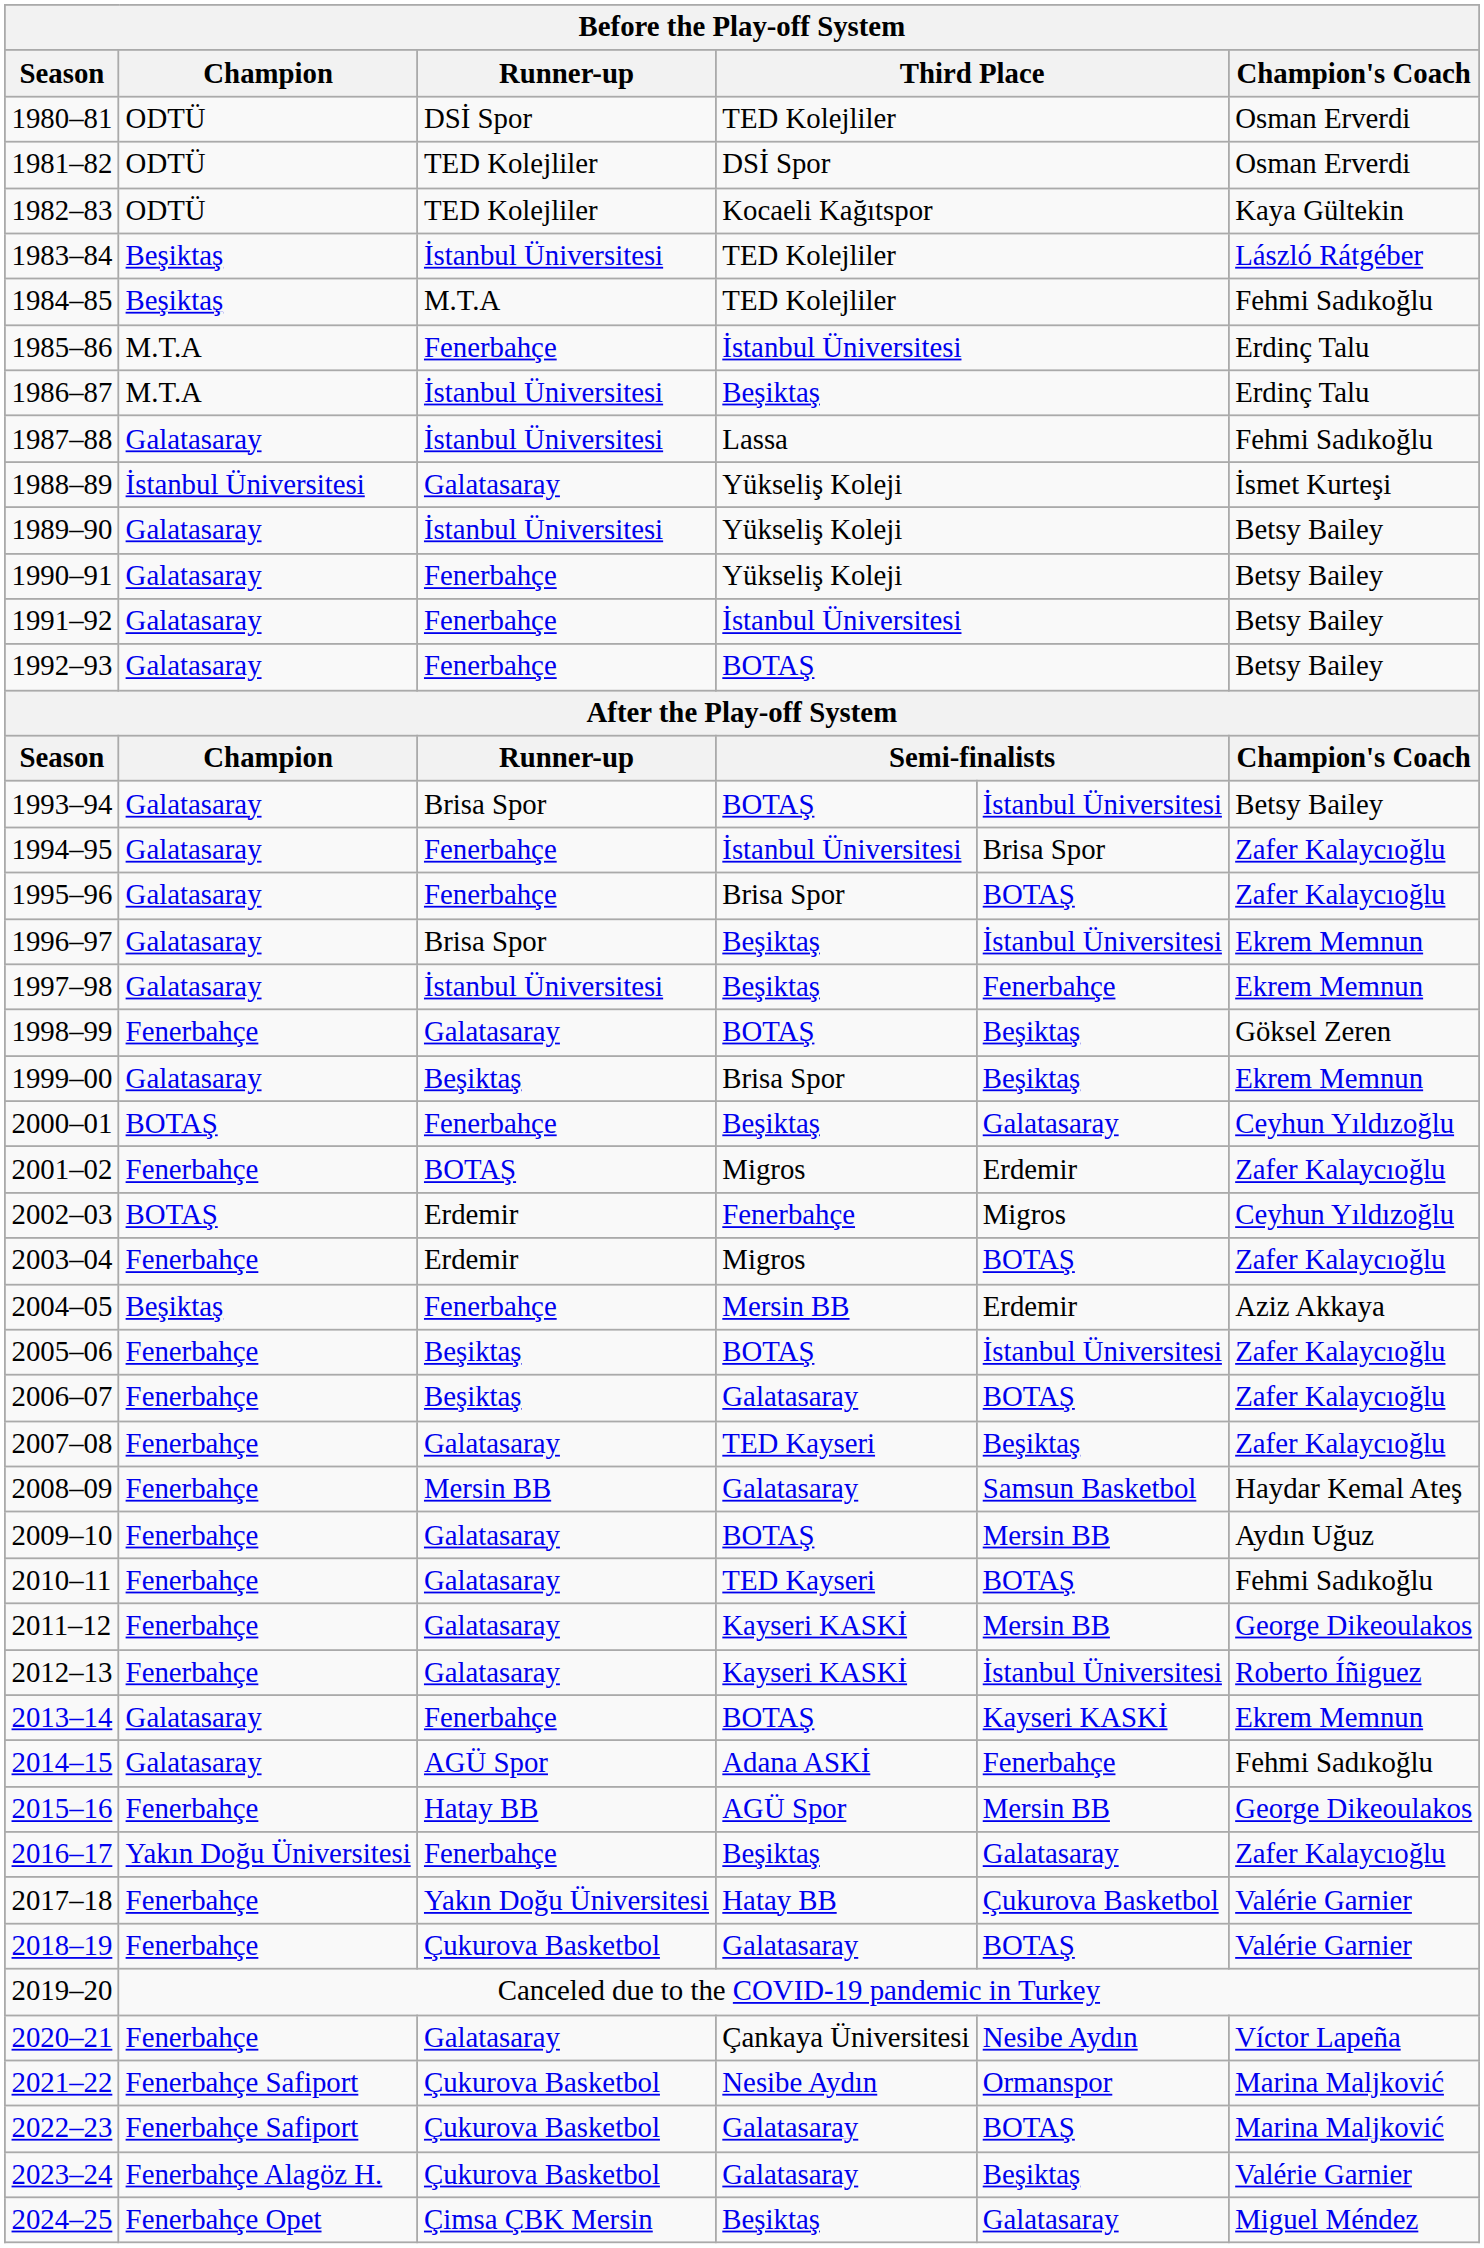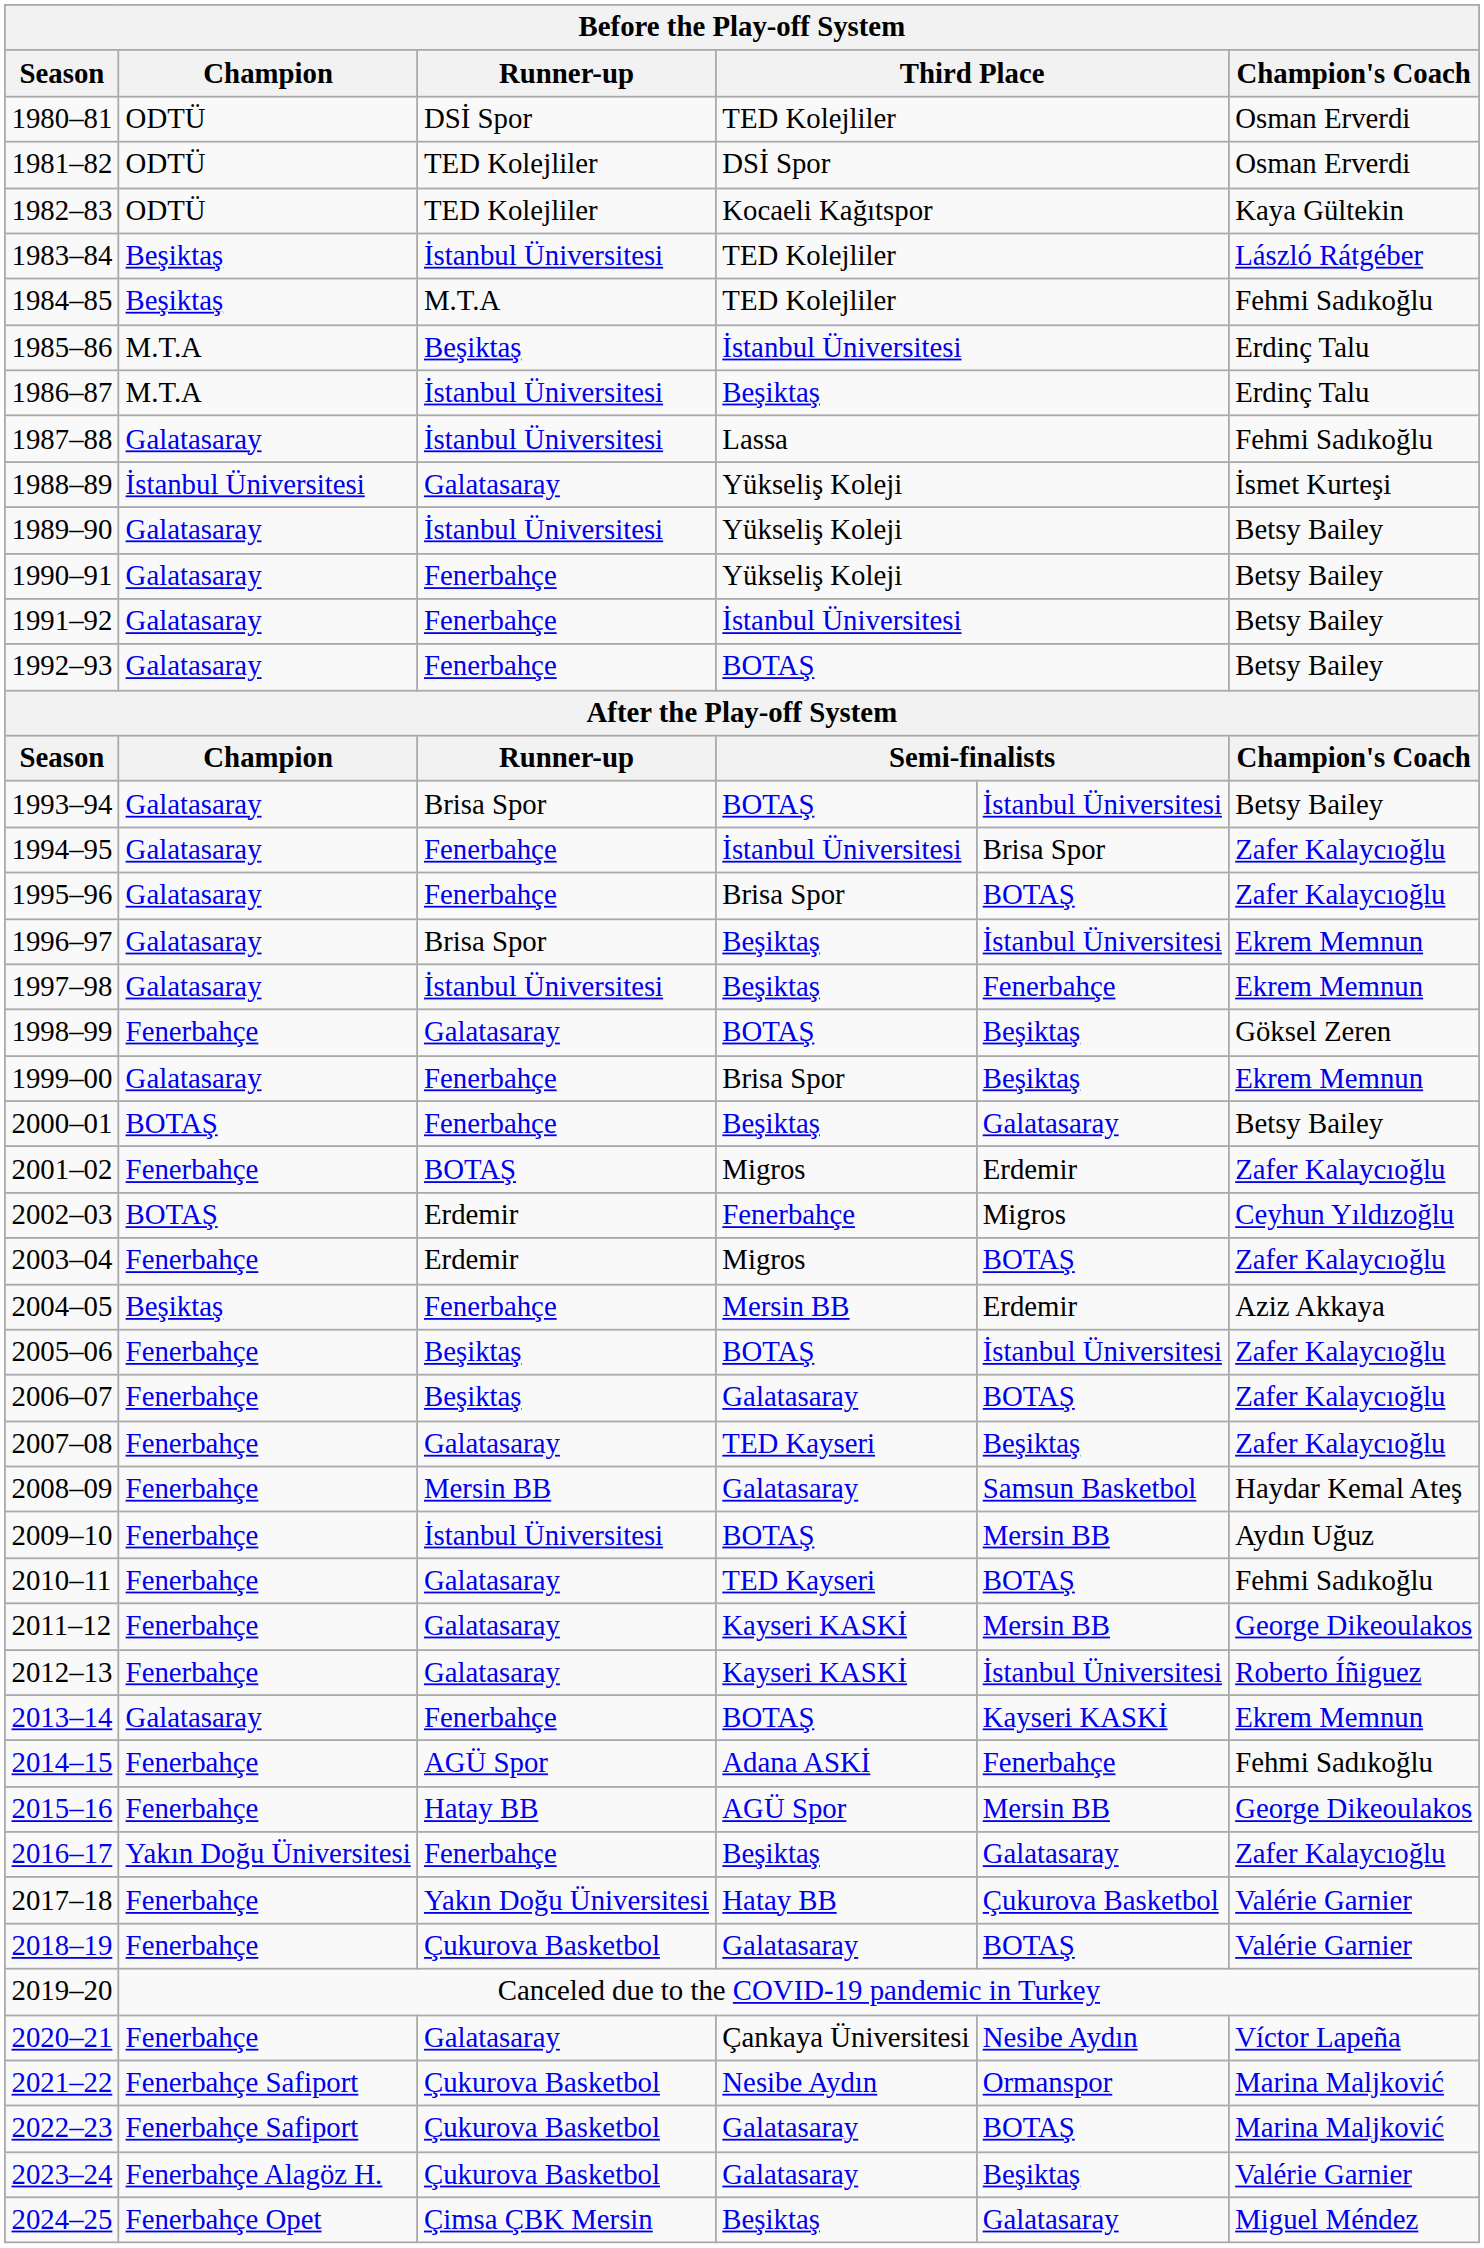(490, 347) Fenerbahçe -> (473, 347) Beşiktaş
(473, 1077) Beşiktaş -> (490, 1077) Fenerbahçe
(1345, 1123) Ceyhun Yıldızoğlu -> (1309, 1123) Betsy Bailey
(492, 1534) Galatasaray -> (544, 1534) İstanbul Üniversitesi
(194, 1762) Galatasaray -> (192, 1762) Fenerbahçe
